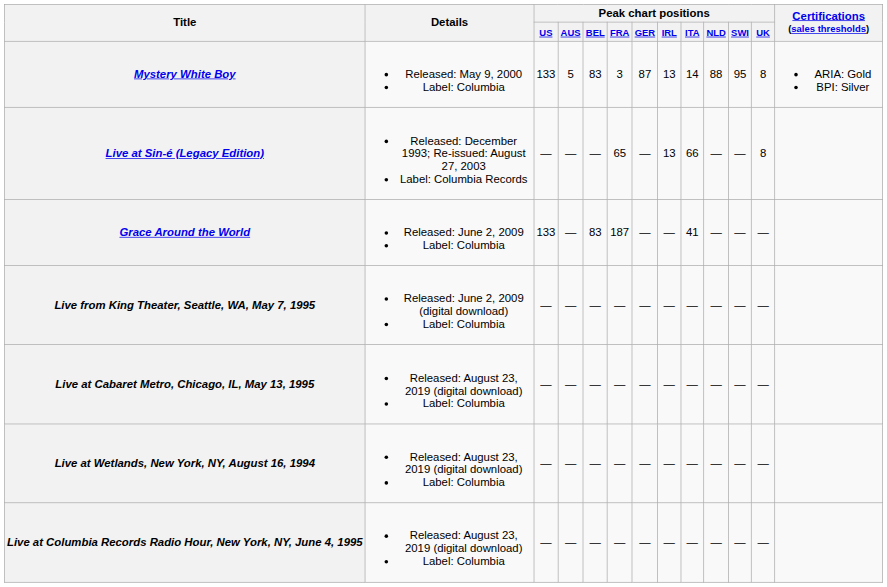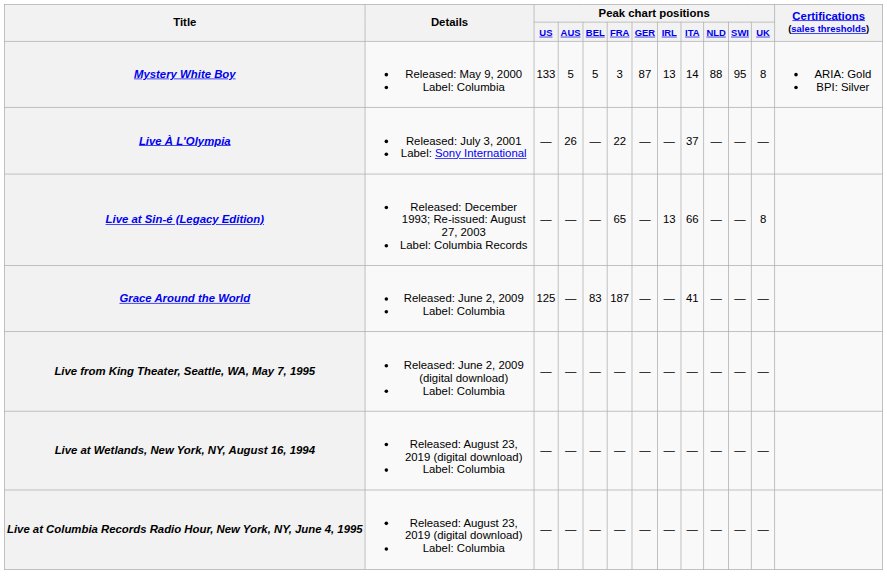(595, 74) 83 -> (595, 74) 5
+ row: (185, 140)
(546, 232) 133 -> (546, 298) 125
- row: (185, 384)
